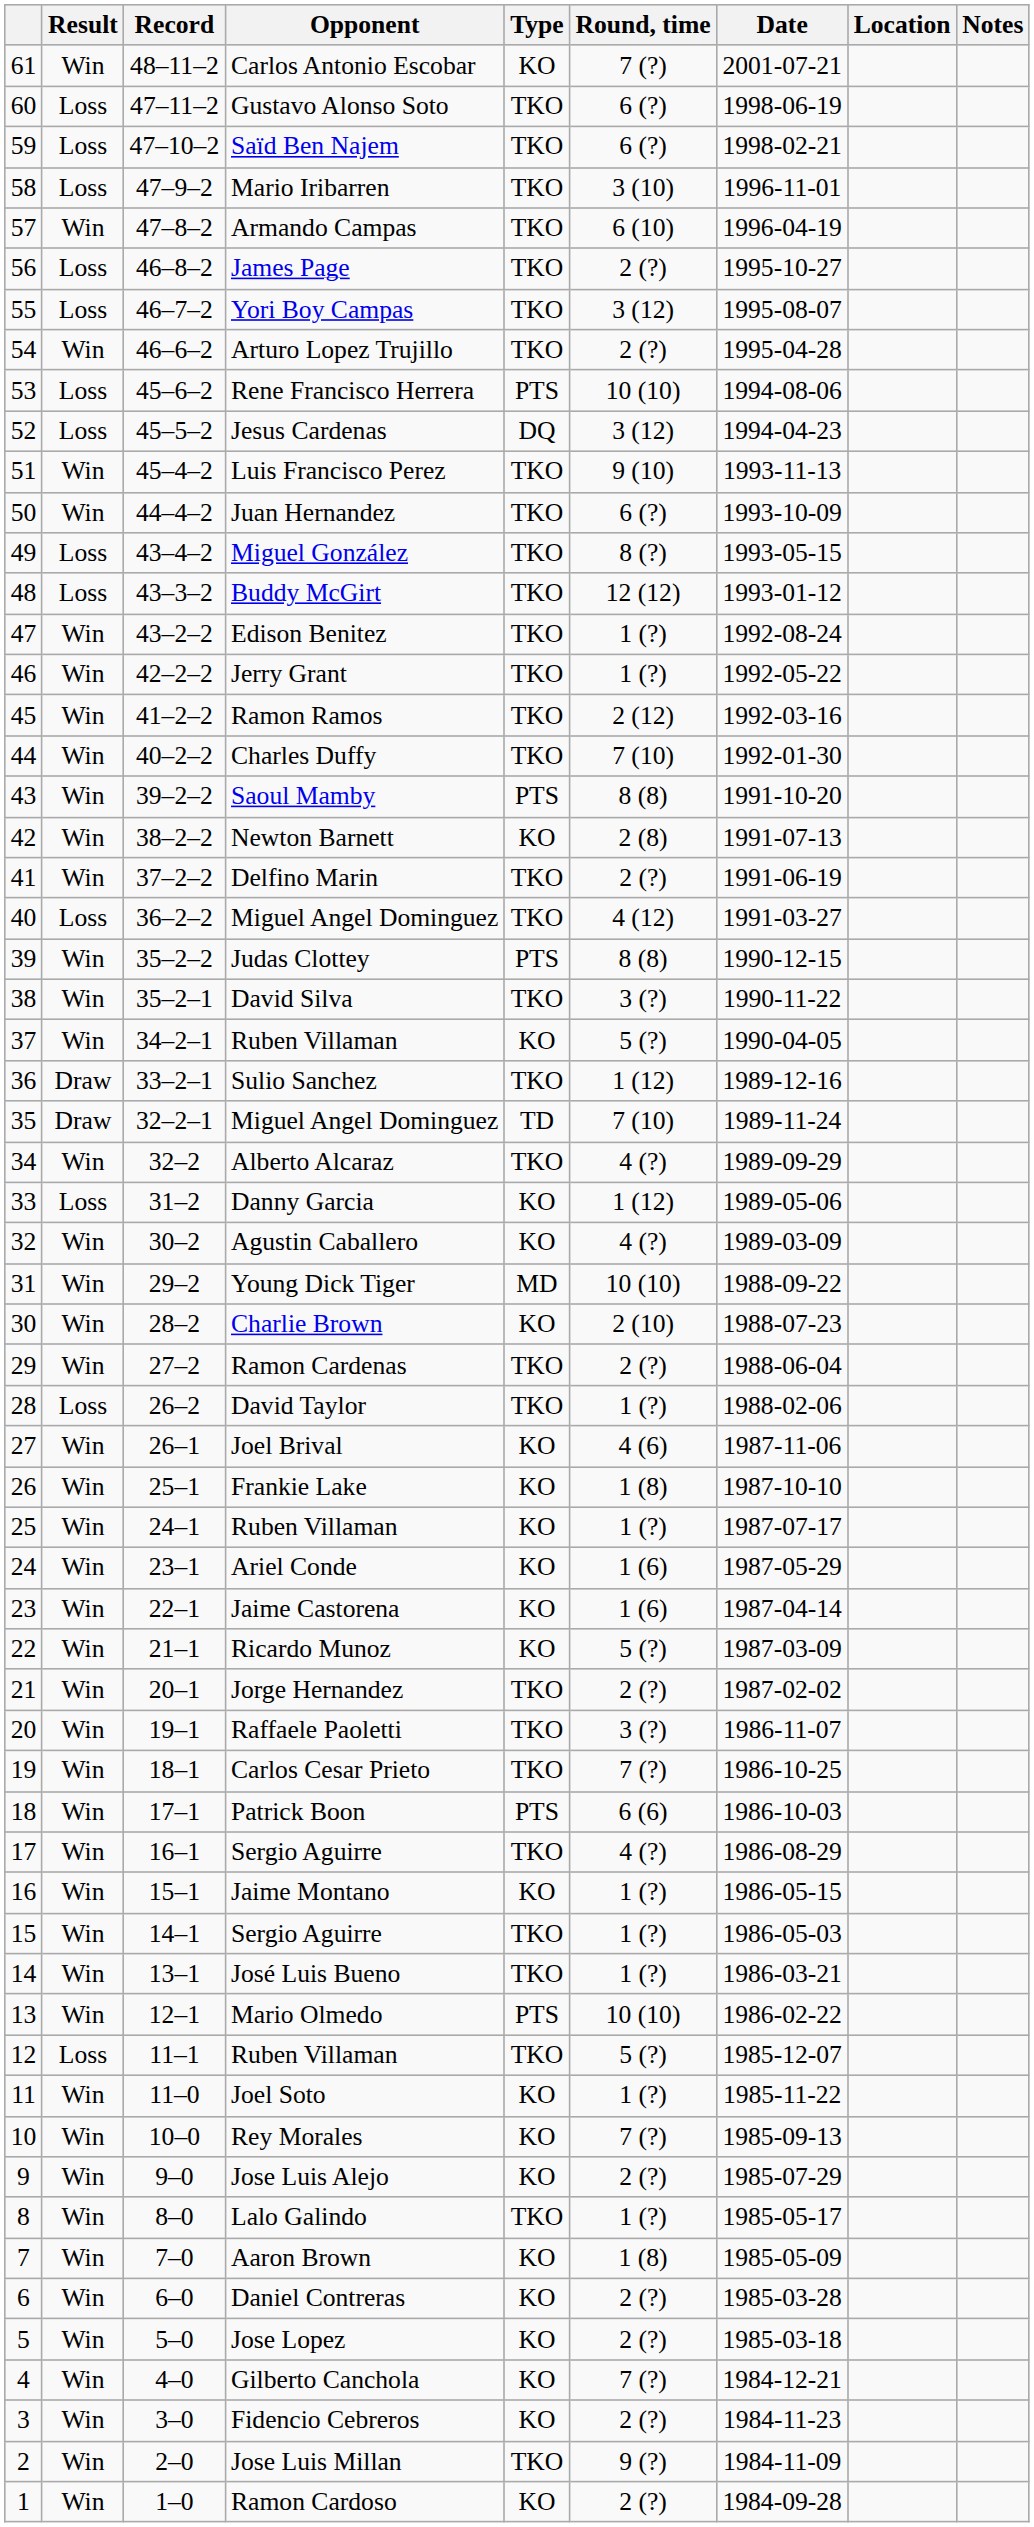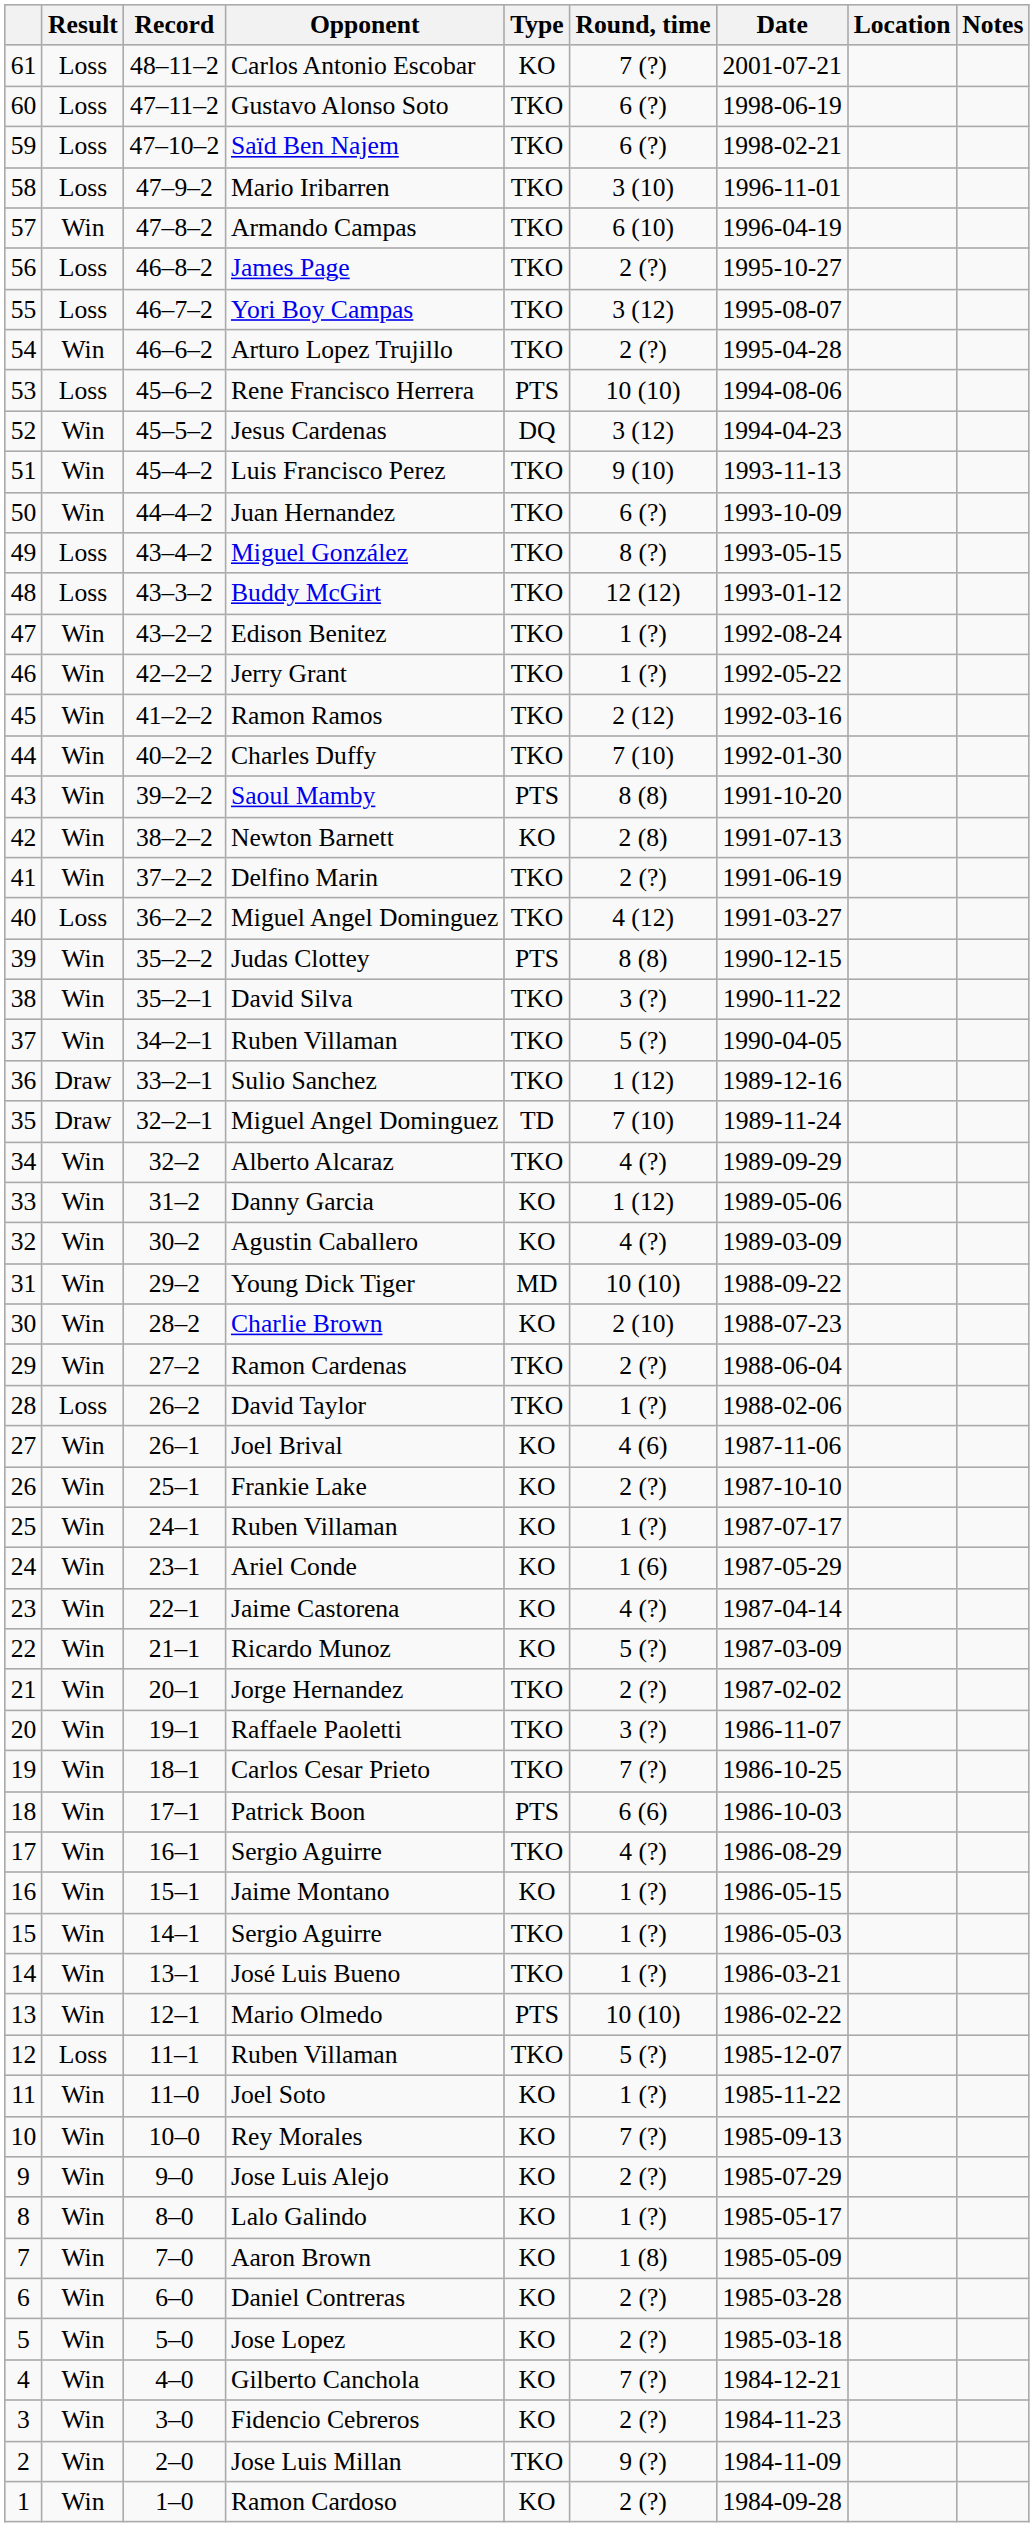(83, 65) Win -> (83, 65) Loss
(83, 430) Loss -> (83, 430) Win
(537, 1039) KO -> (537, 1039) TKO
(83, 1202) Loss -> (83, 1202) Win
(643, 1486) 1 (8) -> (643, 1486) 2 (?)
(643, 1608) 1 (6) -> (643, 1608) 4 (?)
(537, 2217) TKO -> (537, 2217) KO
